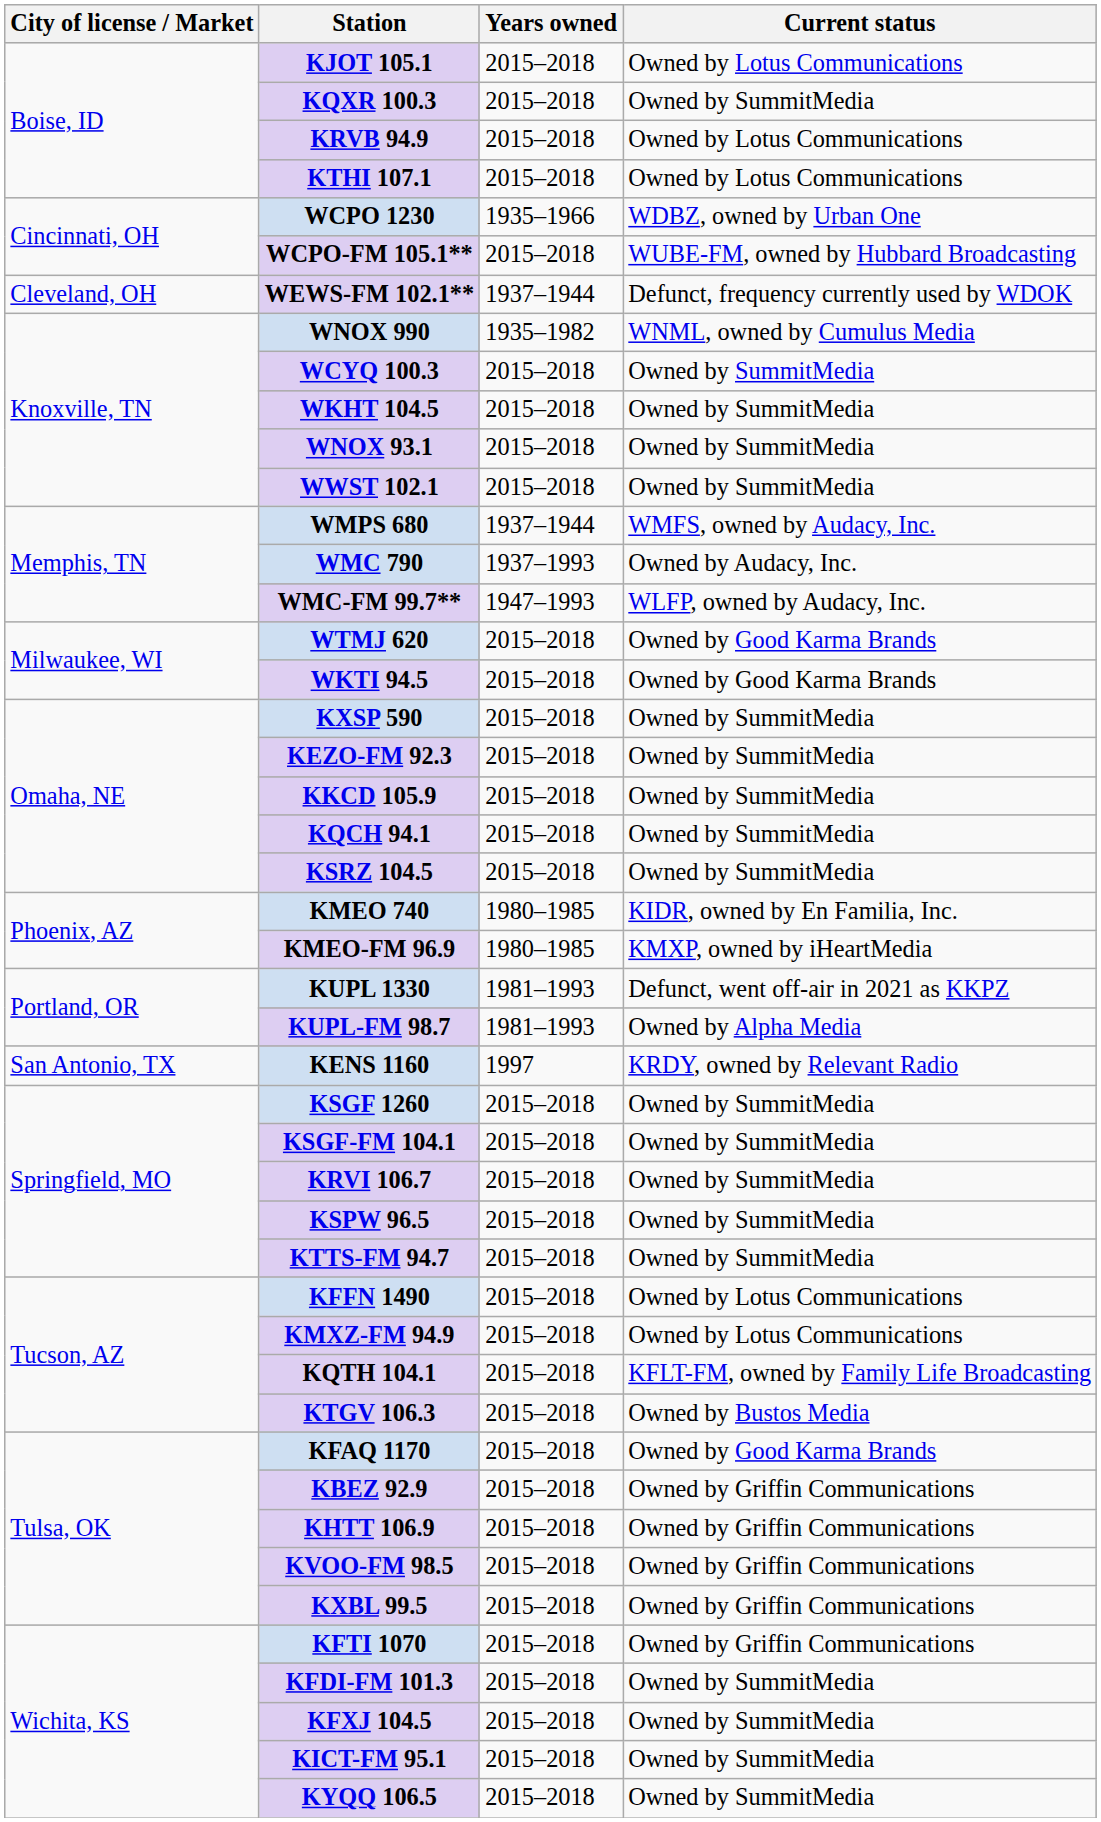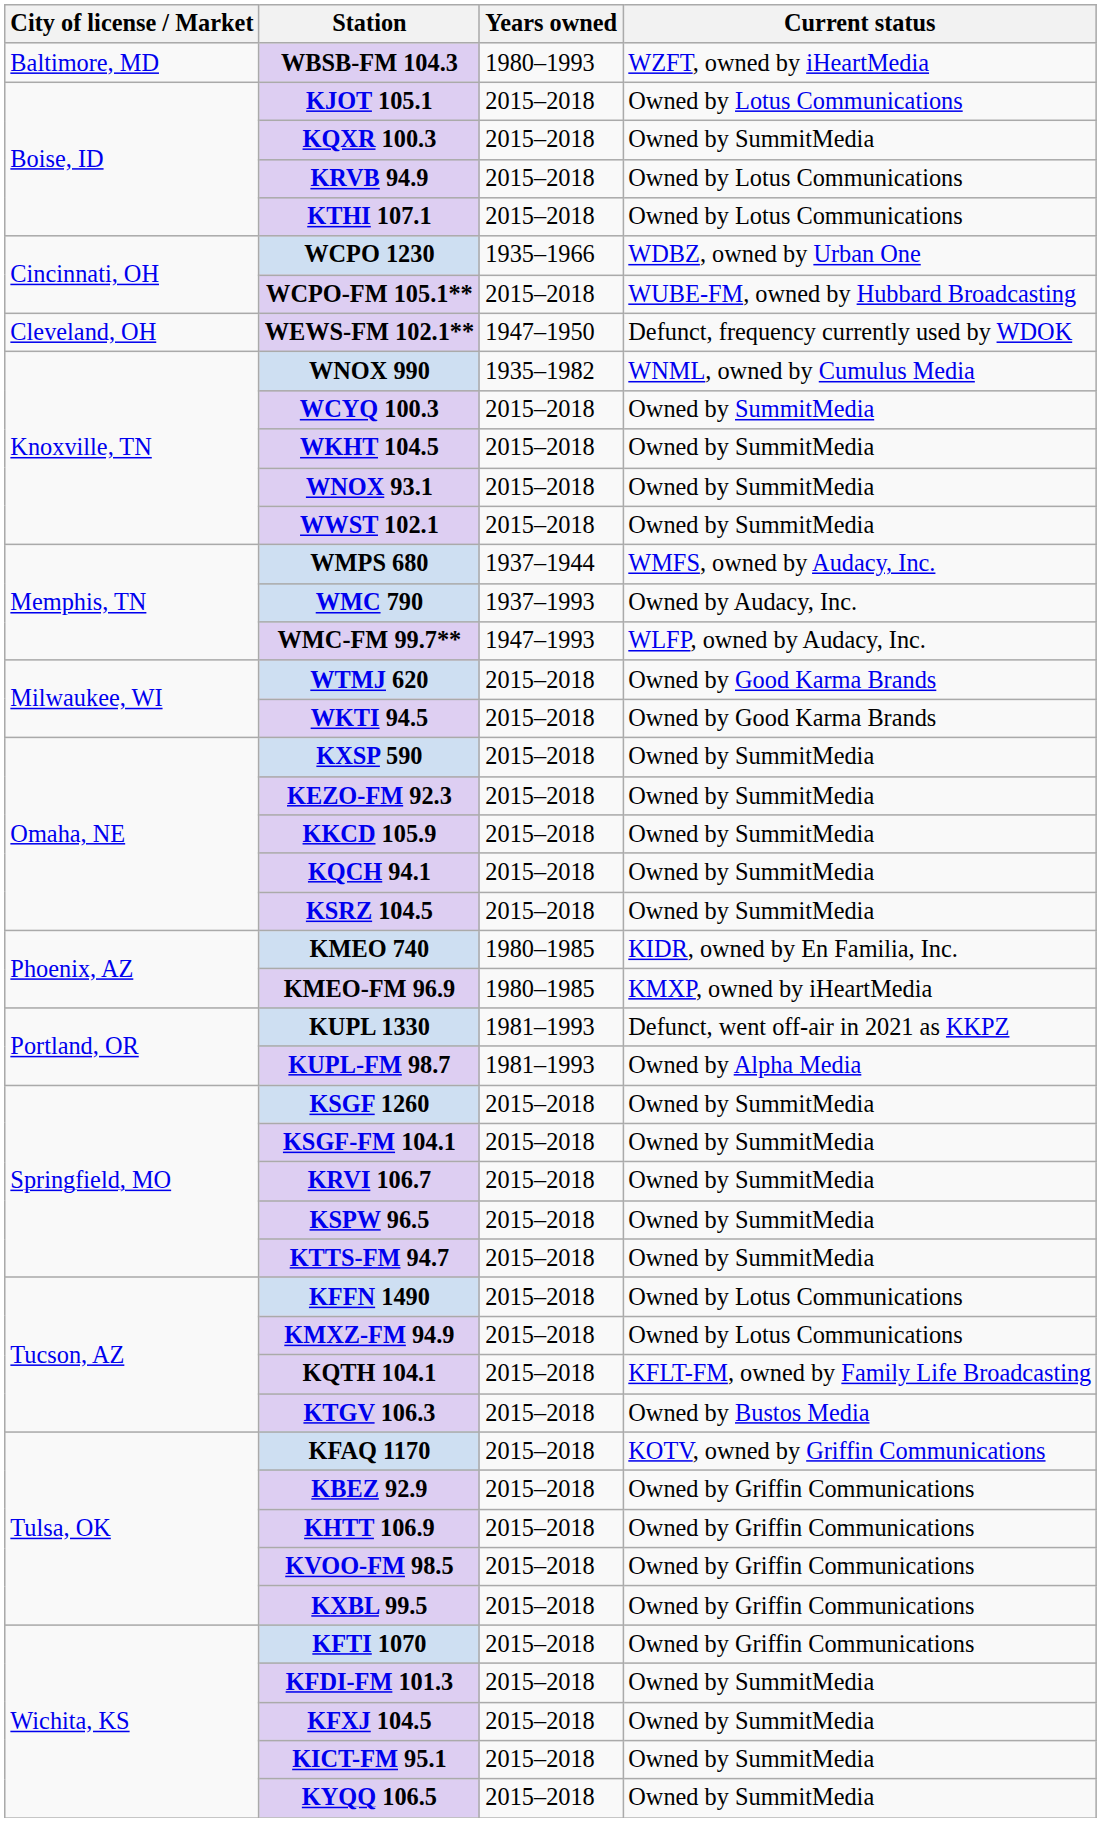+ row: (369, 62)
(540, 293) 1937–1944 -> (540, 332) 1947–1950
- row: (369, 1065)
(782, 1450) Owned by Good Karma Brands -> (837, 1450) KOTV, owned by Griffin Communications
